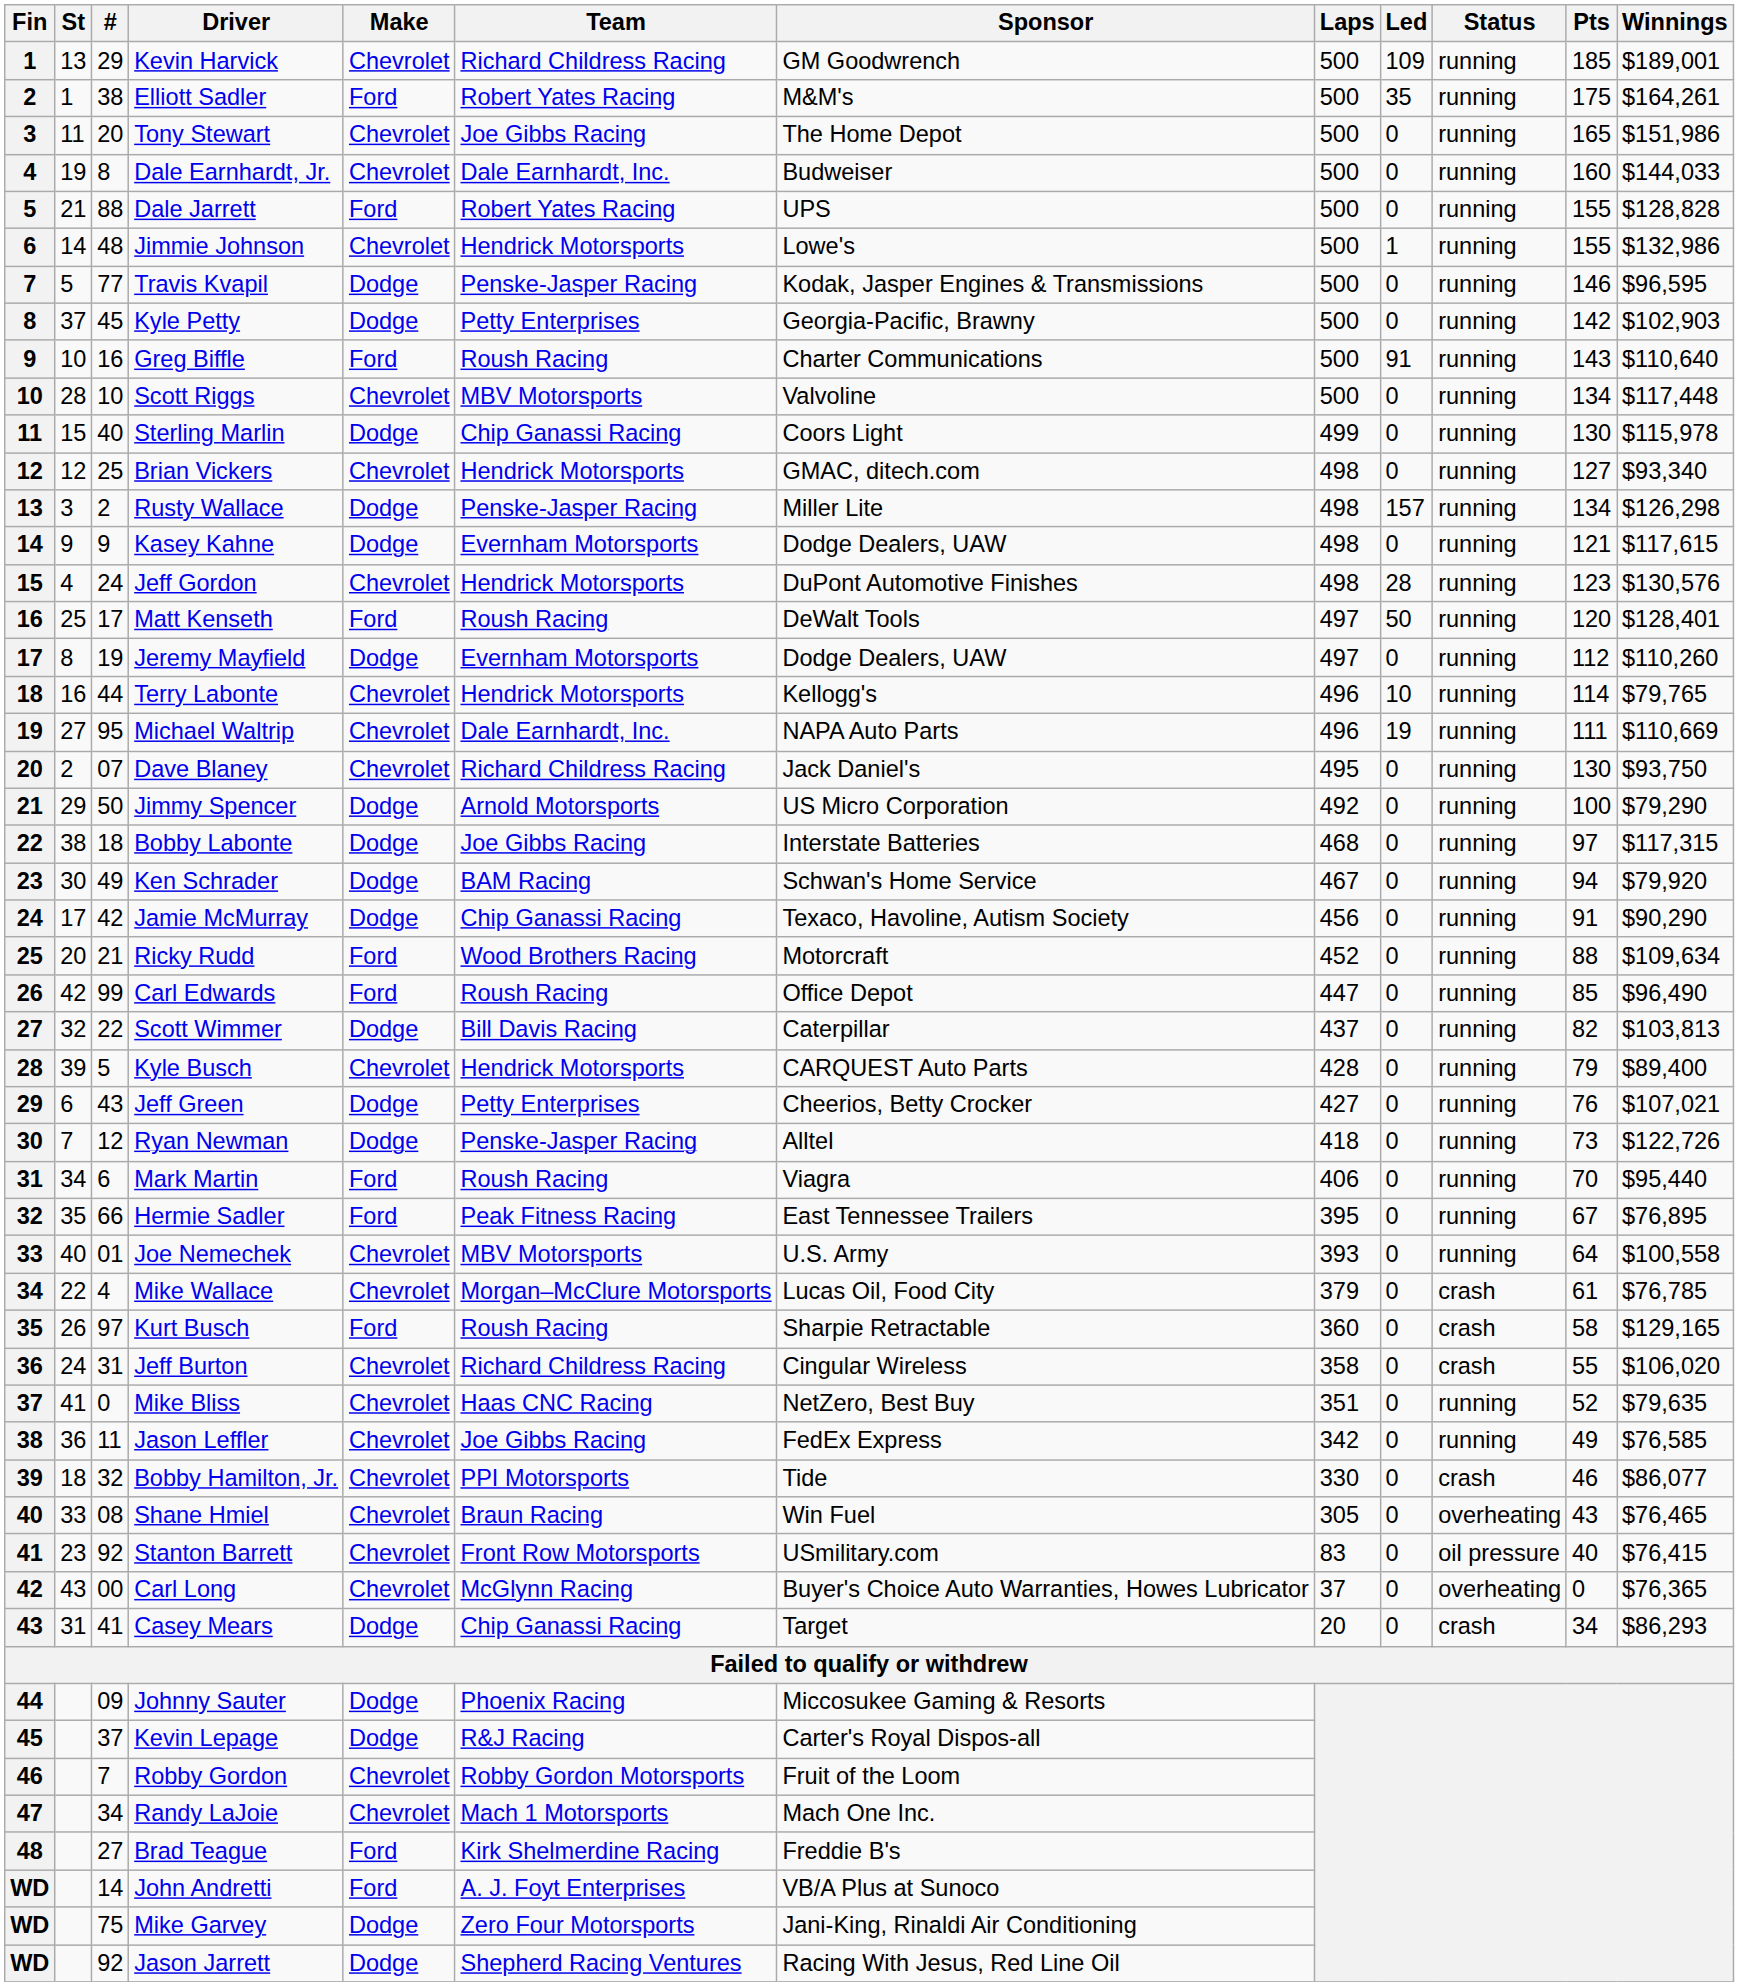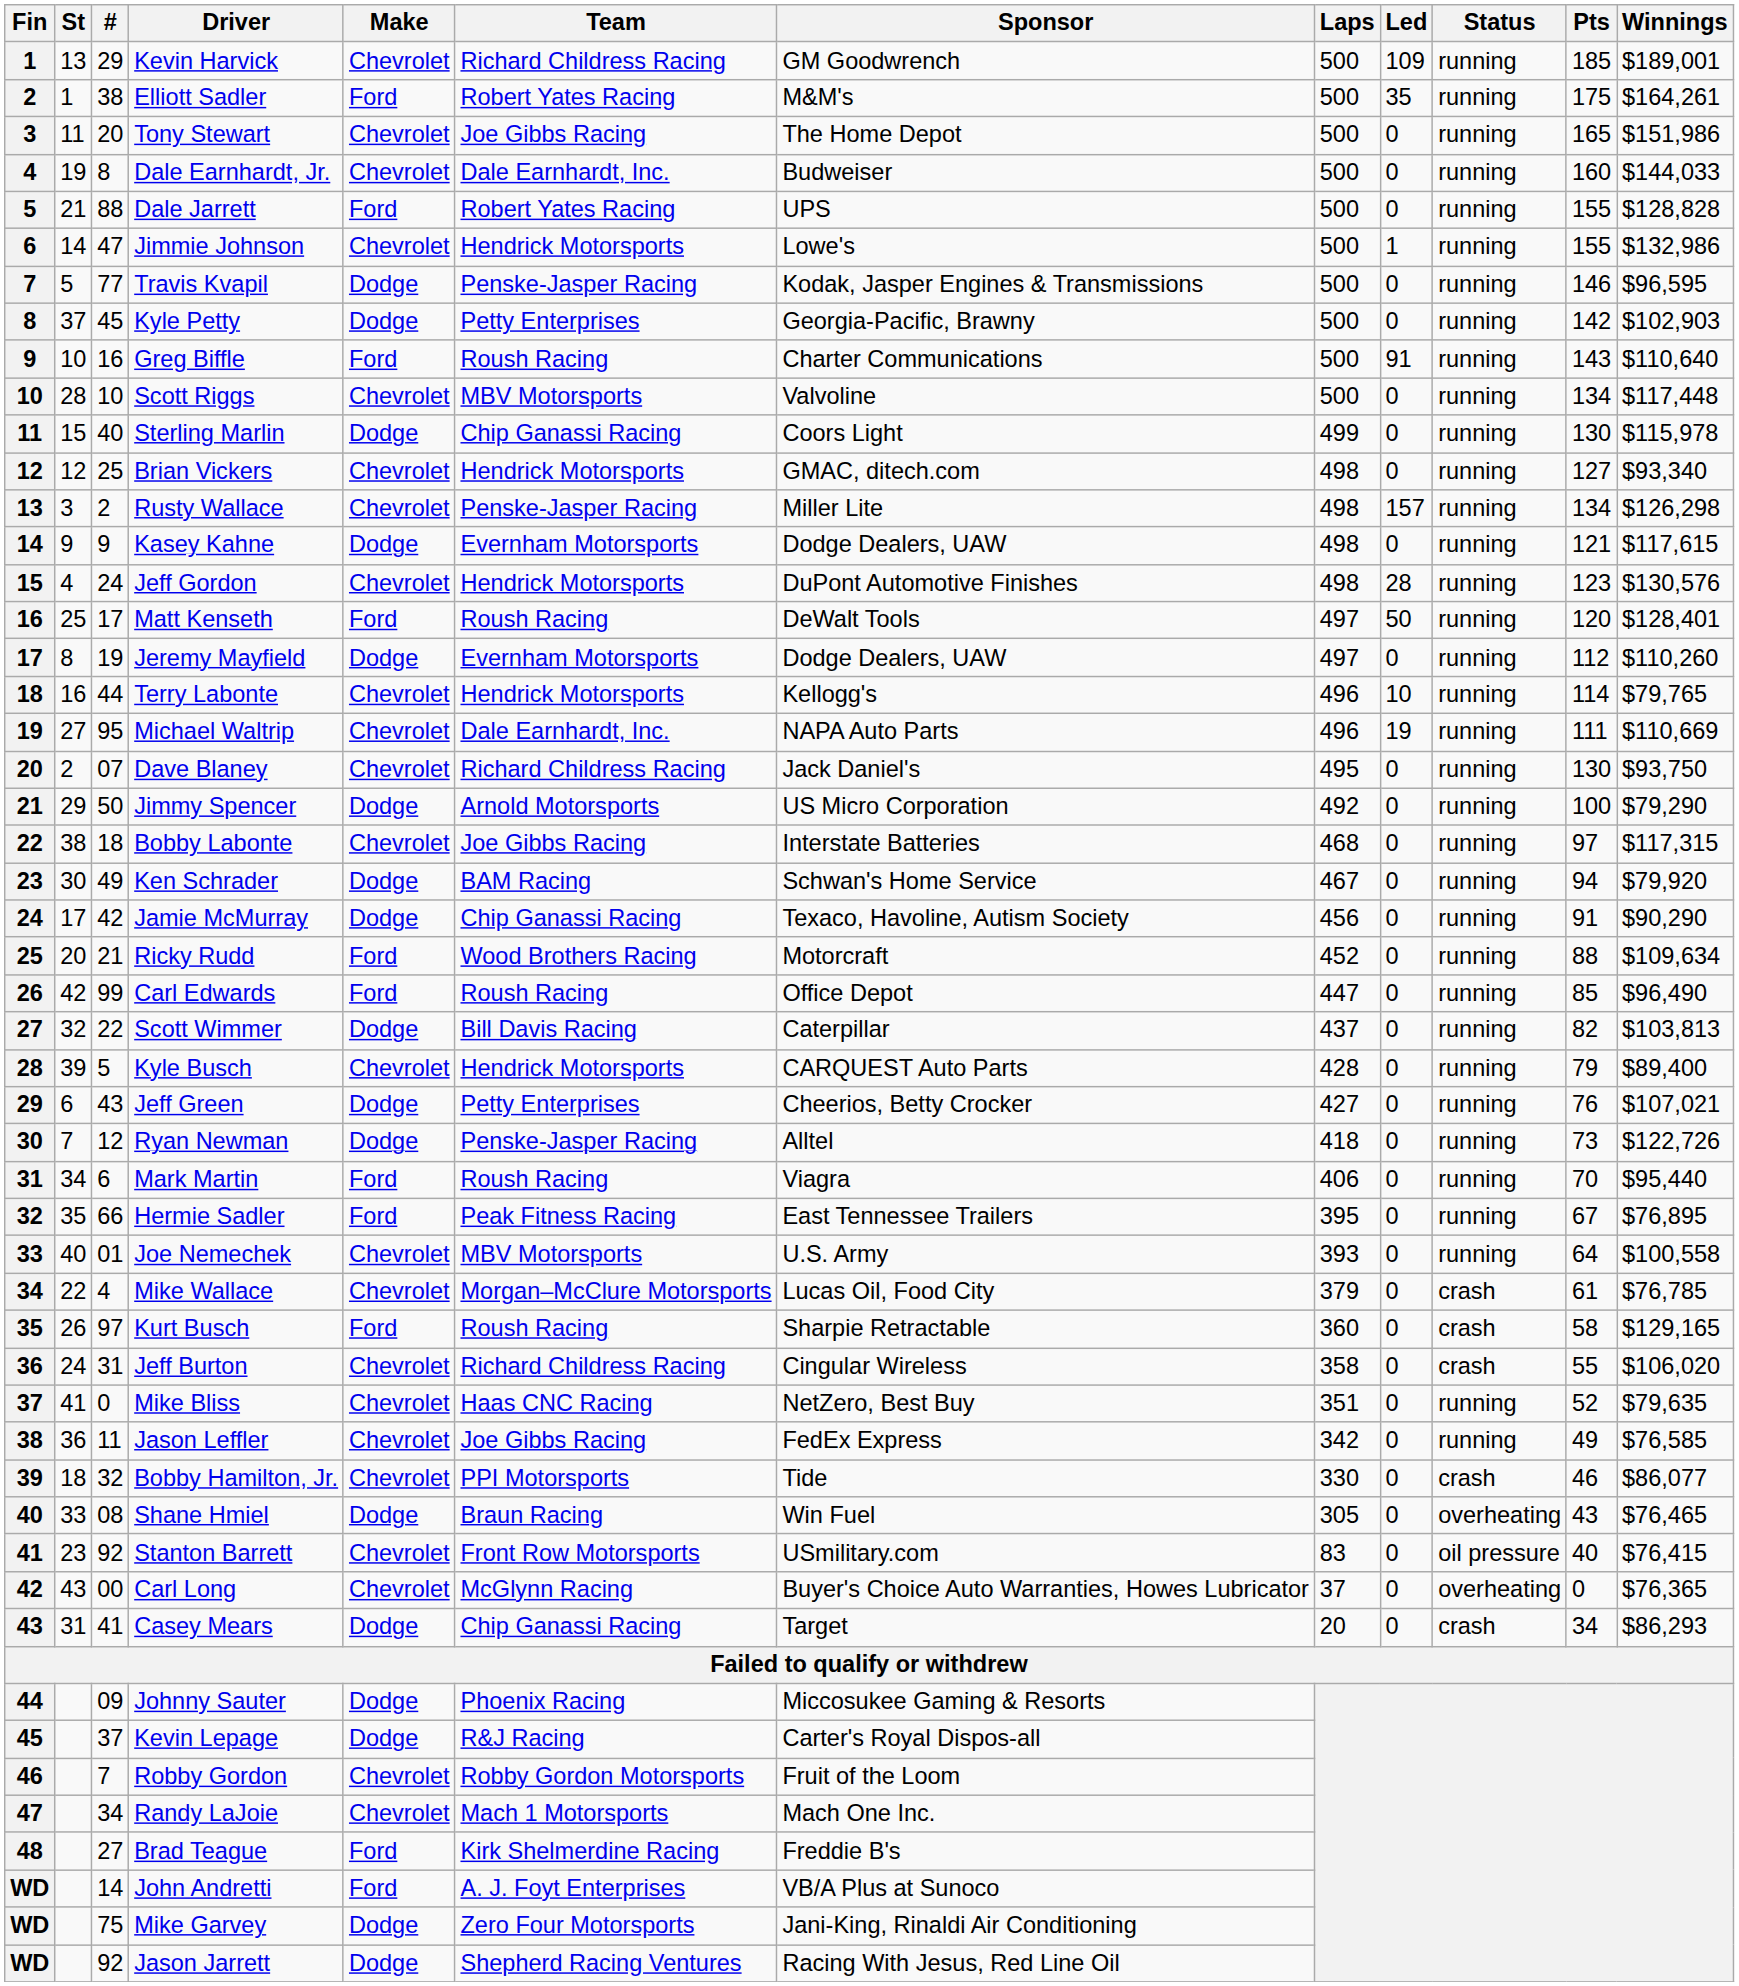(110, 246) 48 -> (110, 246) 47
(384, 508) Dodge -> (399, 508) Chevrolet
(384, 843) Dodge -> (399, 843) Chevrolet
(399, 1515) Chevrolet -> (384, 1515) Dodge
